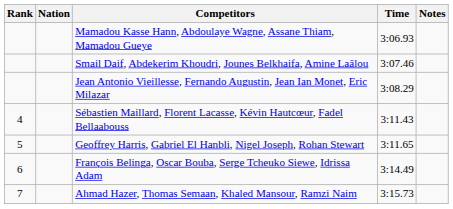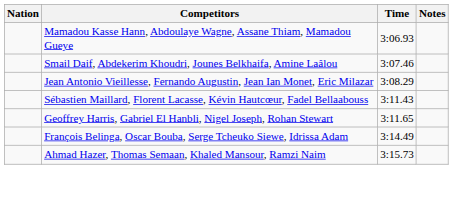- column: (20, 13)
